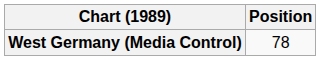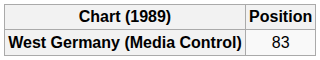(281, 42) 78 -> (281, 42) 83
